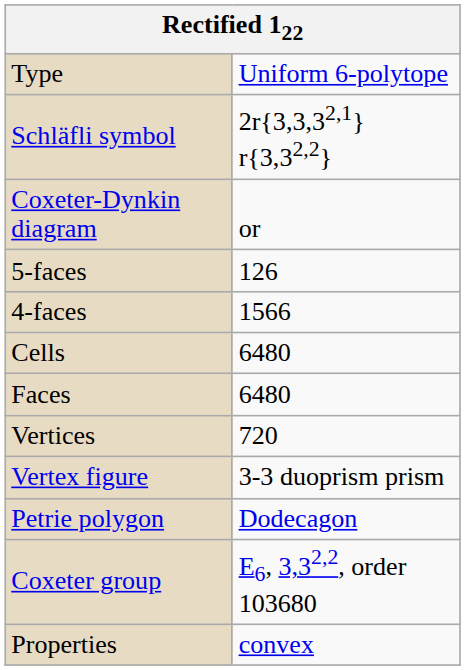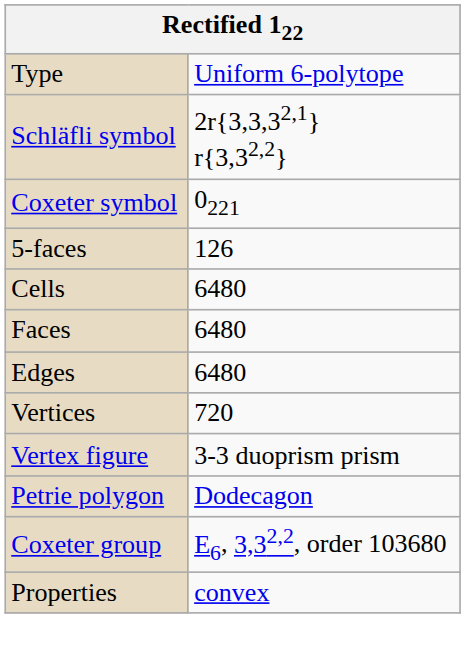+ row: (94, 203)
- row: (96, 214)
- row: (49, 311)
+ row: (43, 371)
